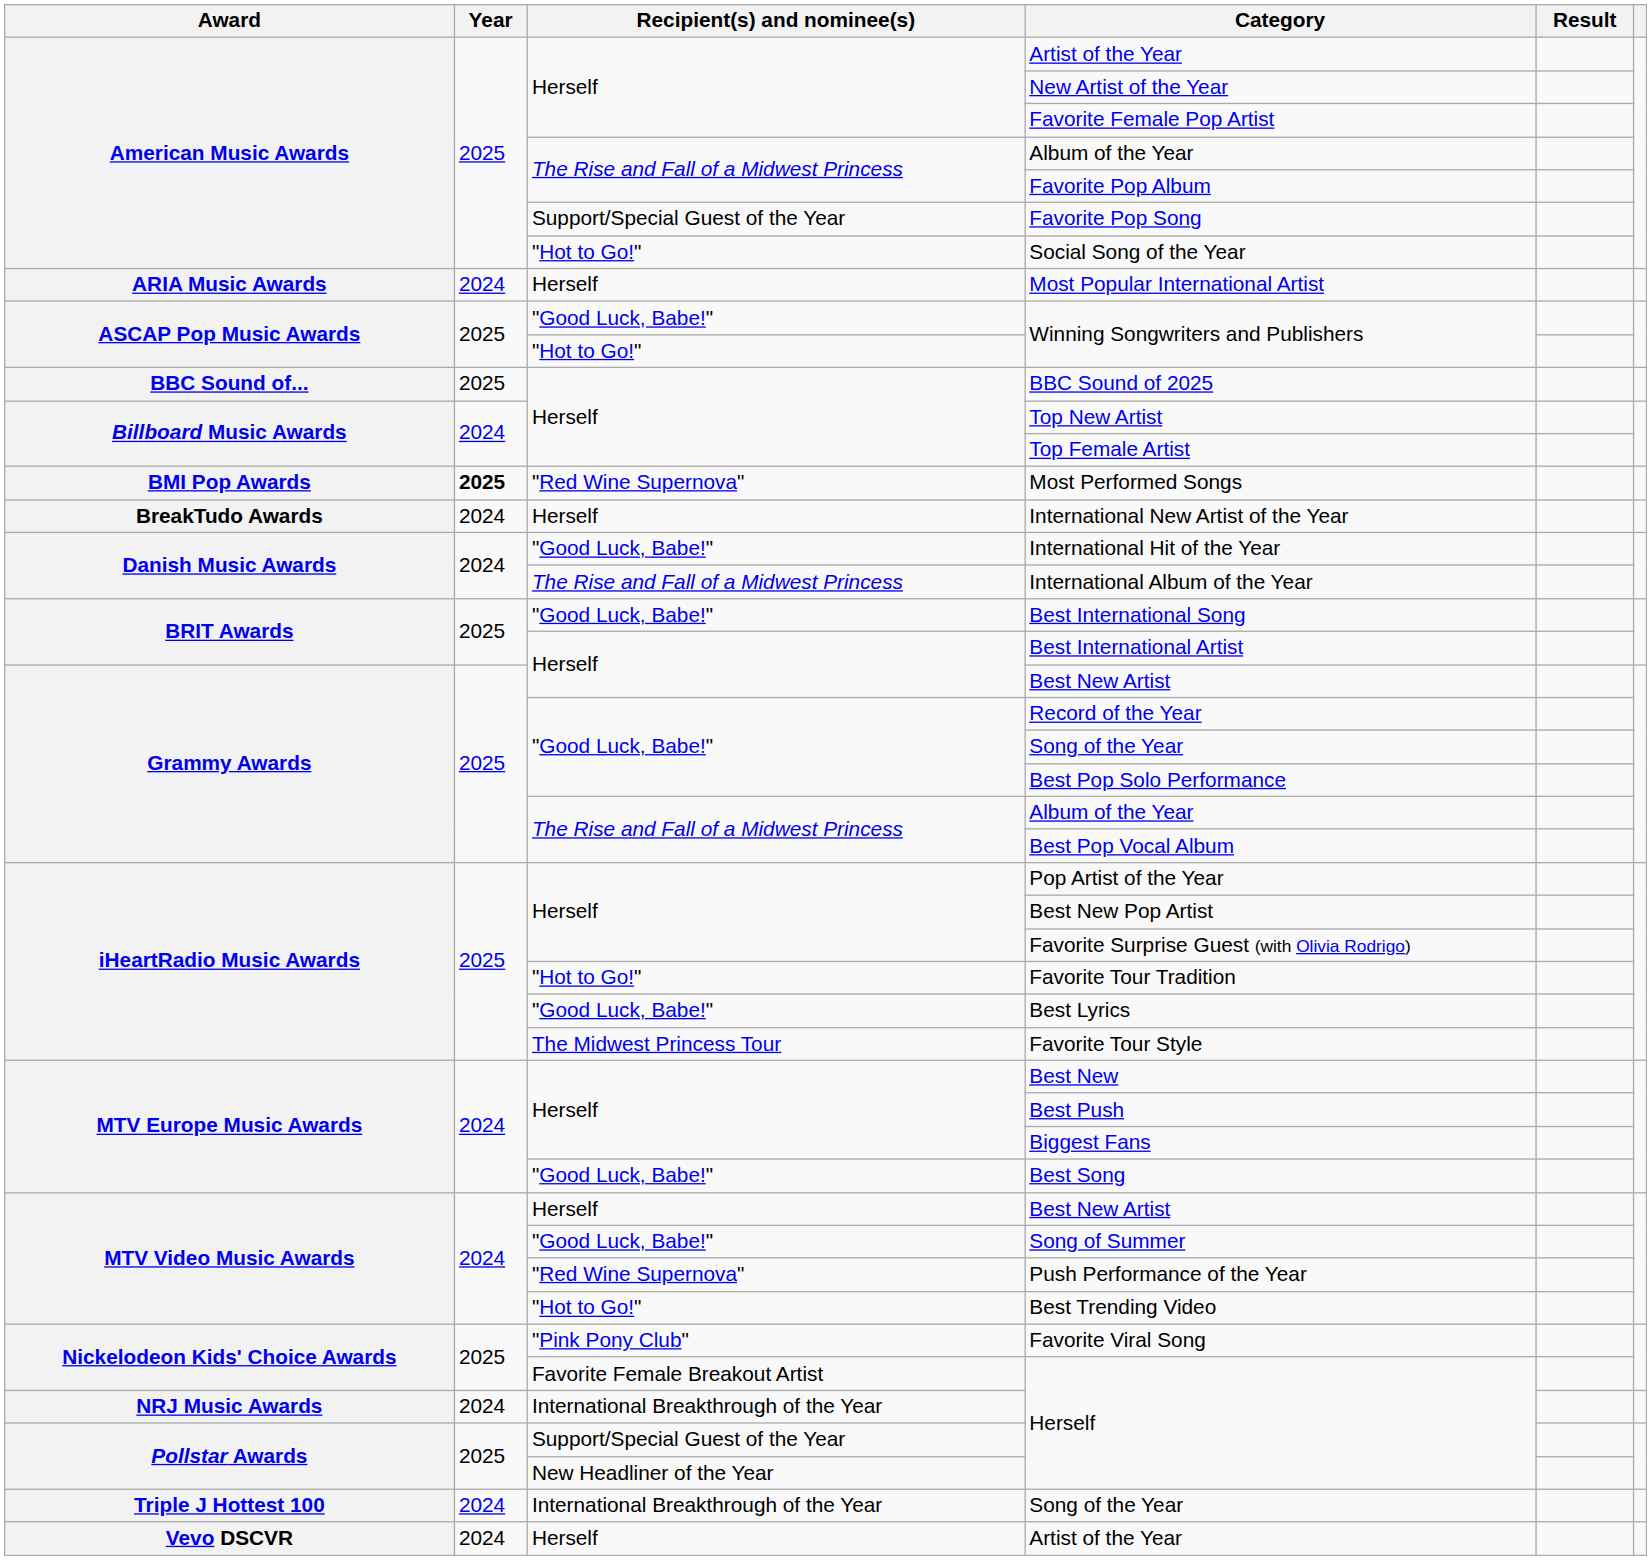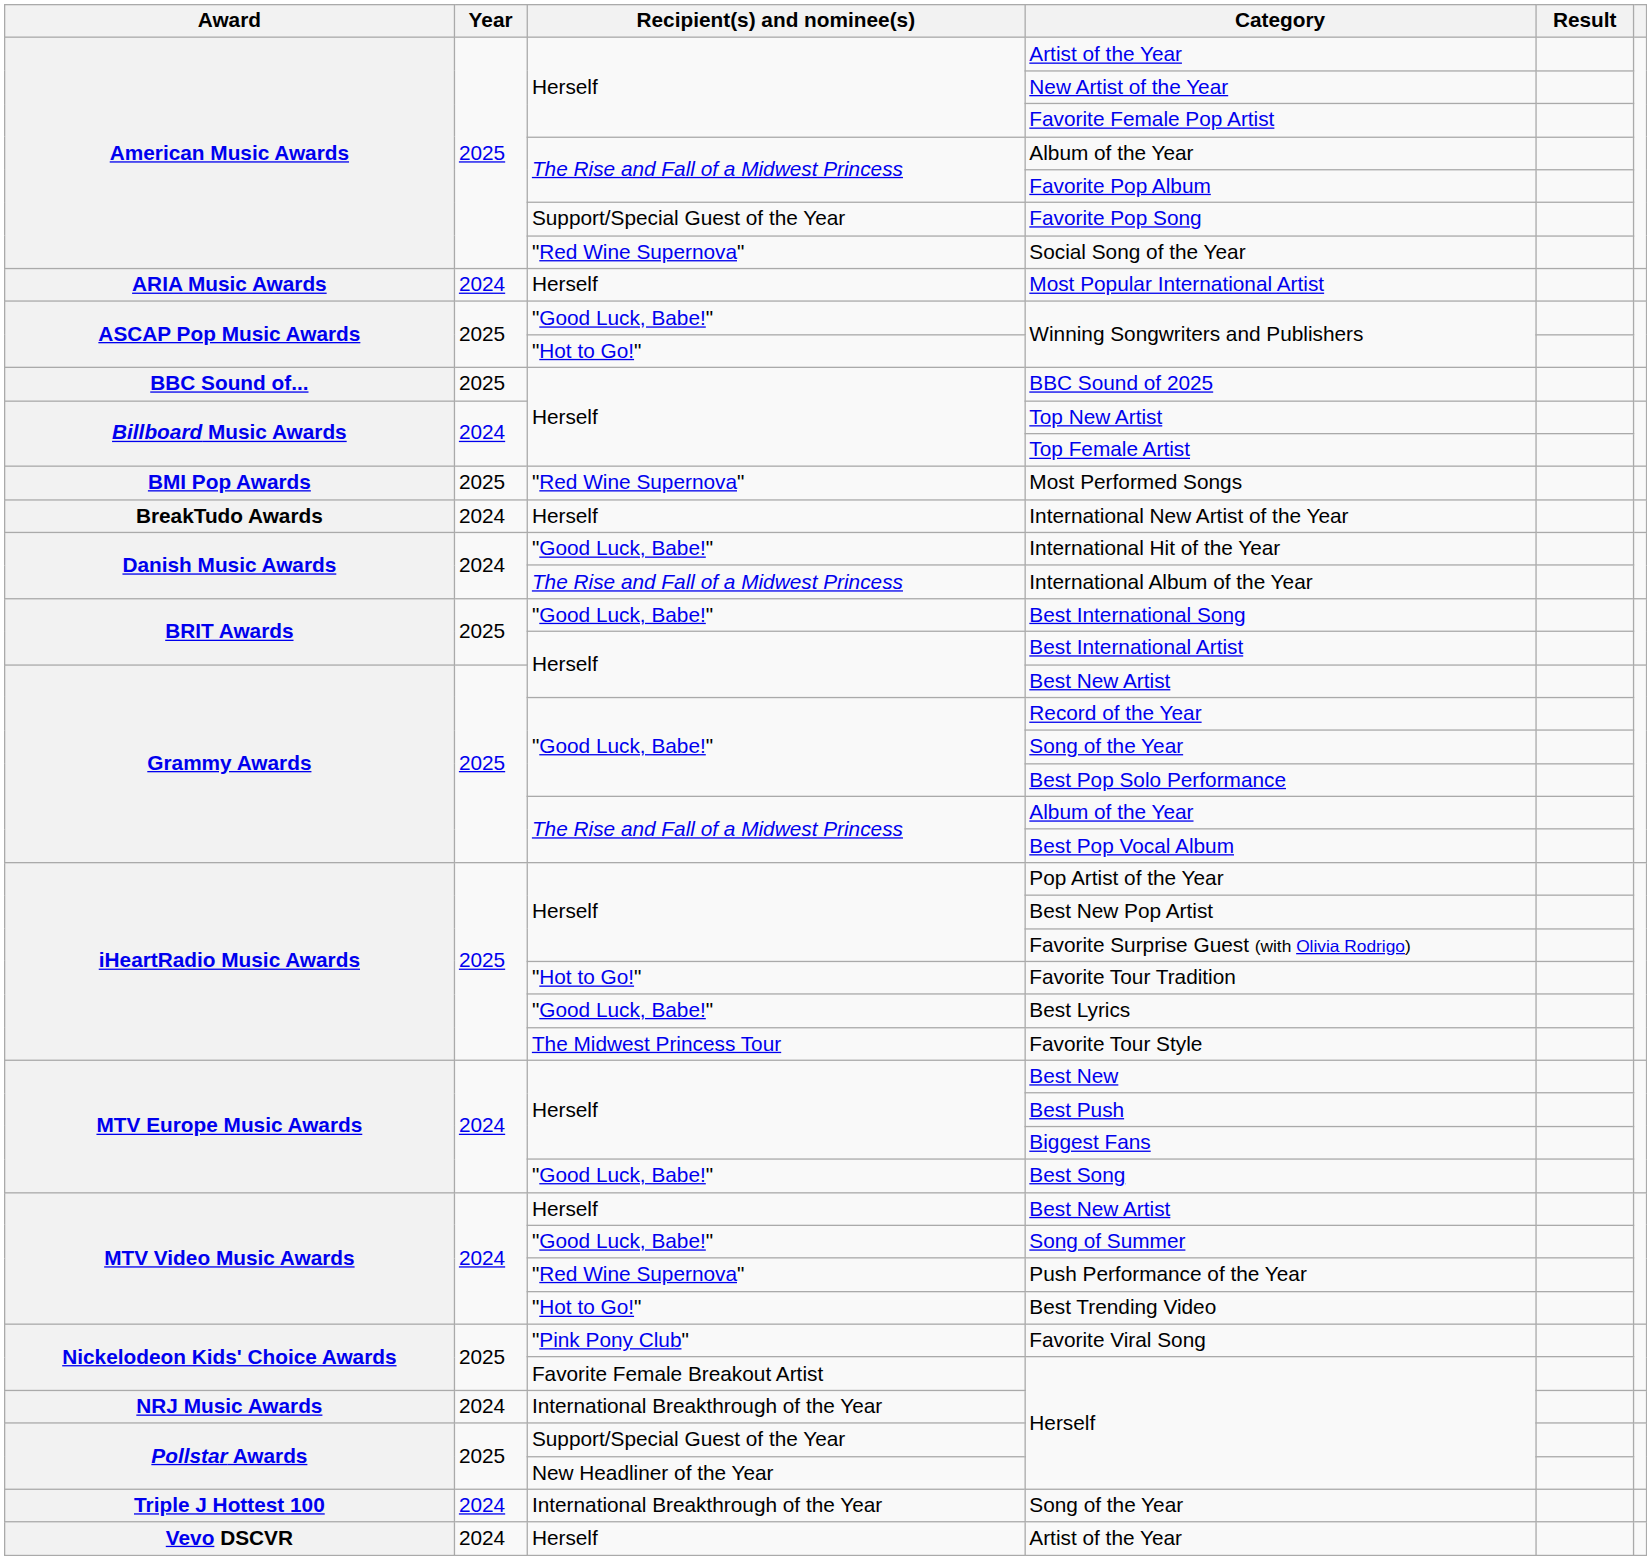(587, 251) "Hot to Go!" -> (638, 251) "Red Wine Supernova"
(482, 482) bold -> (482, 482) normal
